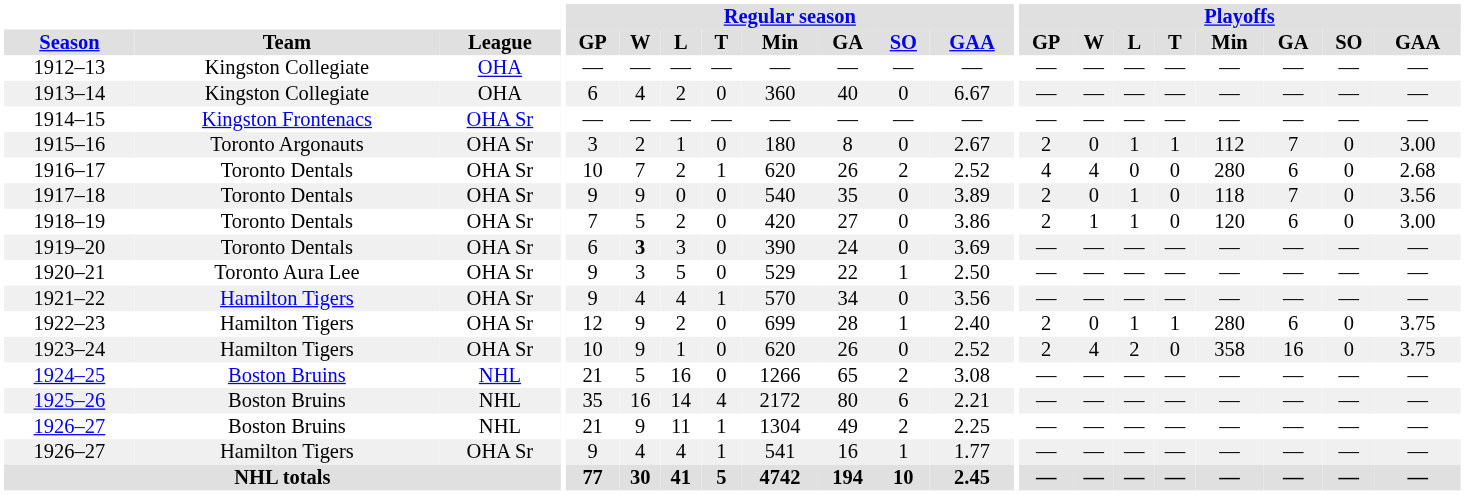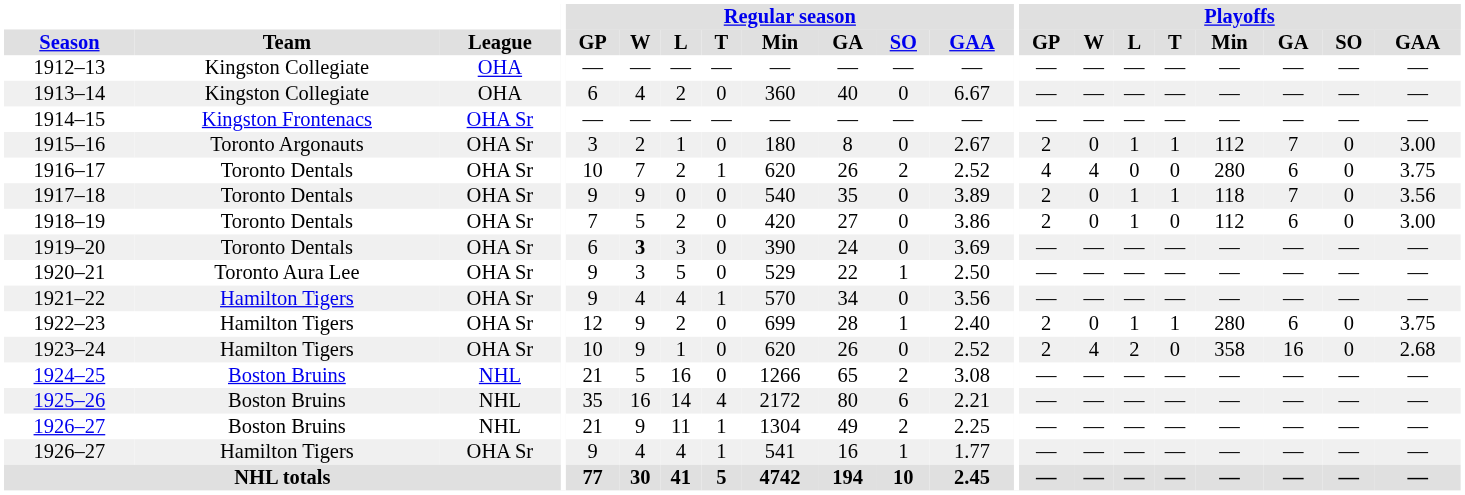(1418, 170) 2.68 -> (1418, 170) 3.75
(1175, 195) 0 -> (1175, 195) 1
(1094, 221) 1 -> (1094, 221) 0
(1230, 221) 120 -> (1230, 221) 112
(1418, 349) 3.75 -> (1418, 349) 2.68
